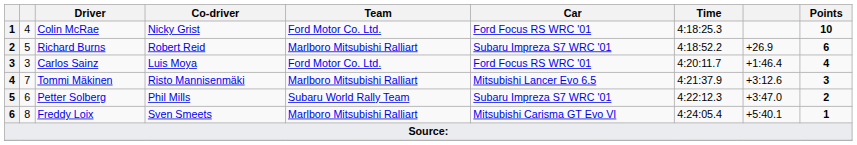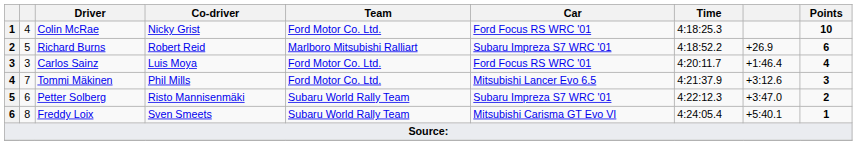(196, 80) Risto Mannisenmäki -> (169, 80) Phil Mills
(353, 80) Marlboro Mitsubishi Ralliart -> (335, 80) Ford Motor Co. Ltd.
(169, 97) Phil Mills -> (196, 97) Risto Mannisenmäki
(353, 114) Marlboro Mitsubishi Ralliart -> (349, 114) Subaru World Rally Team
